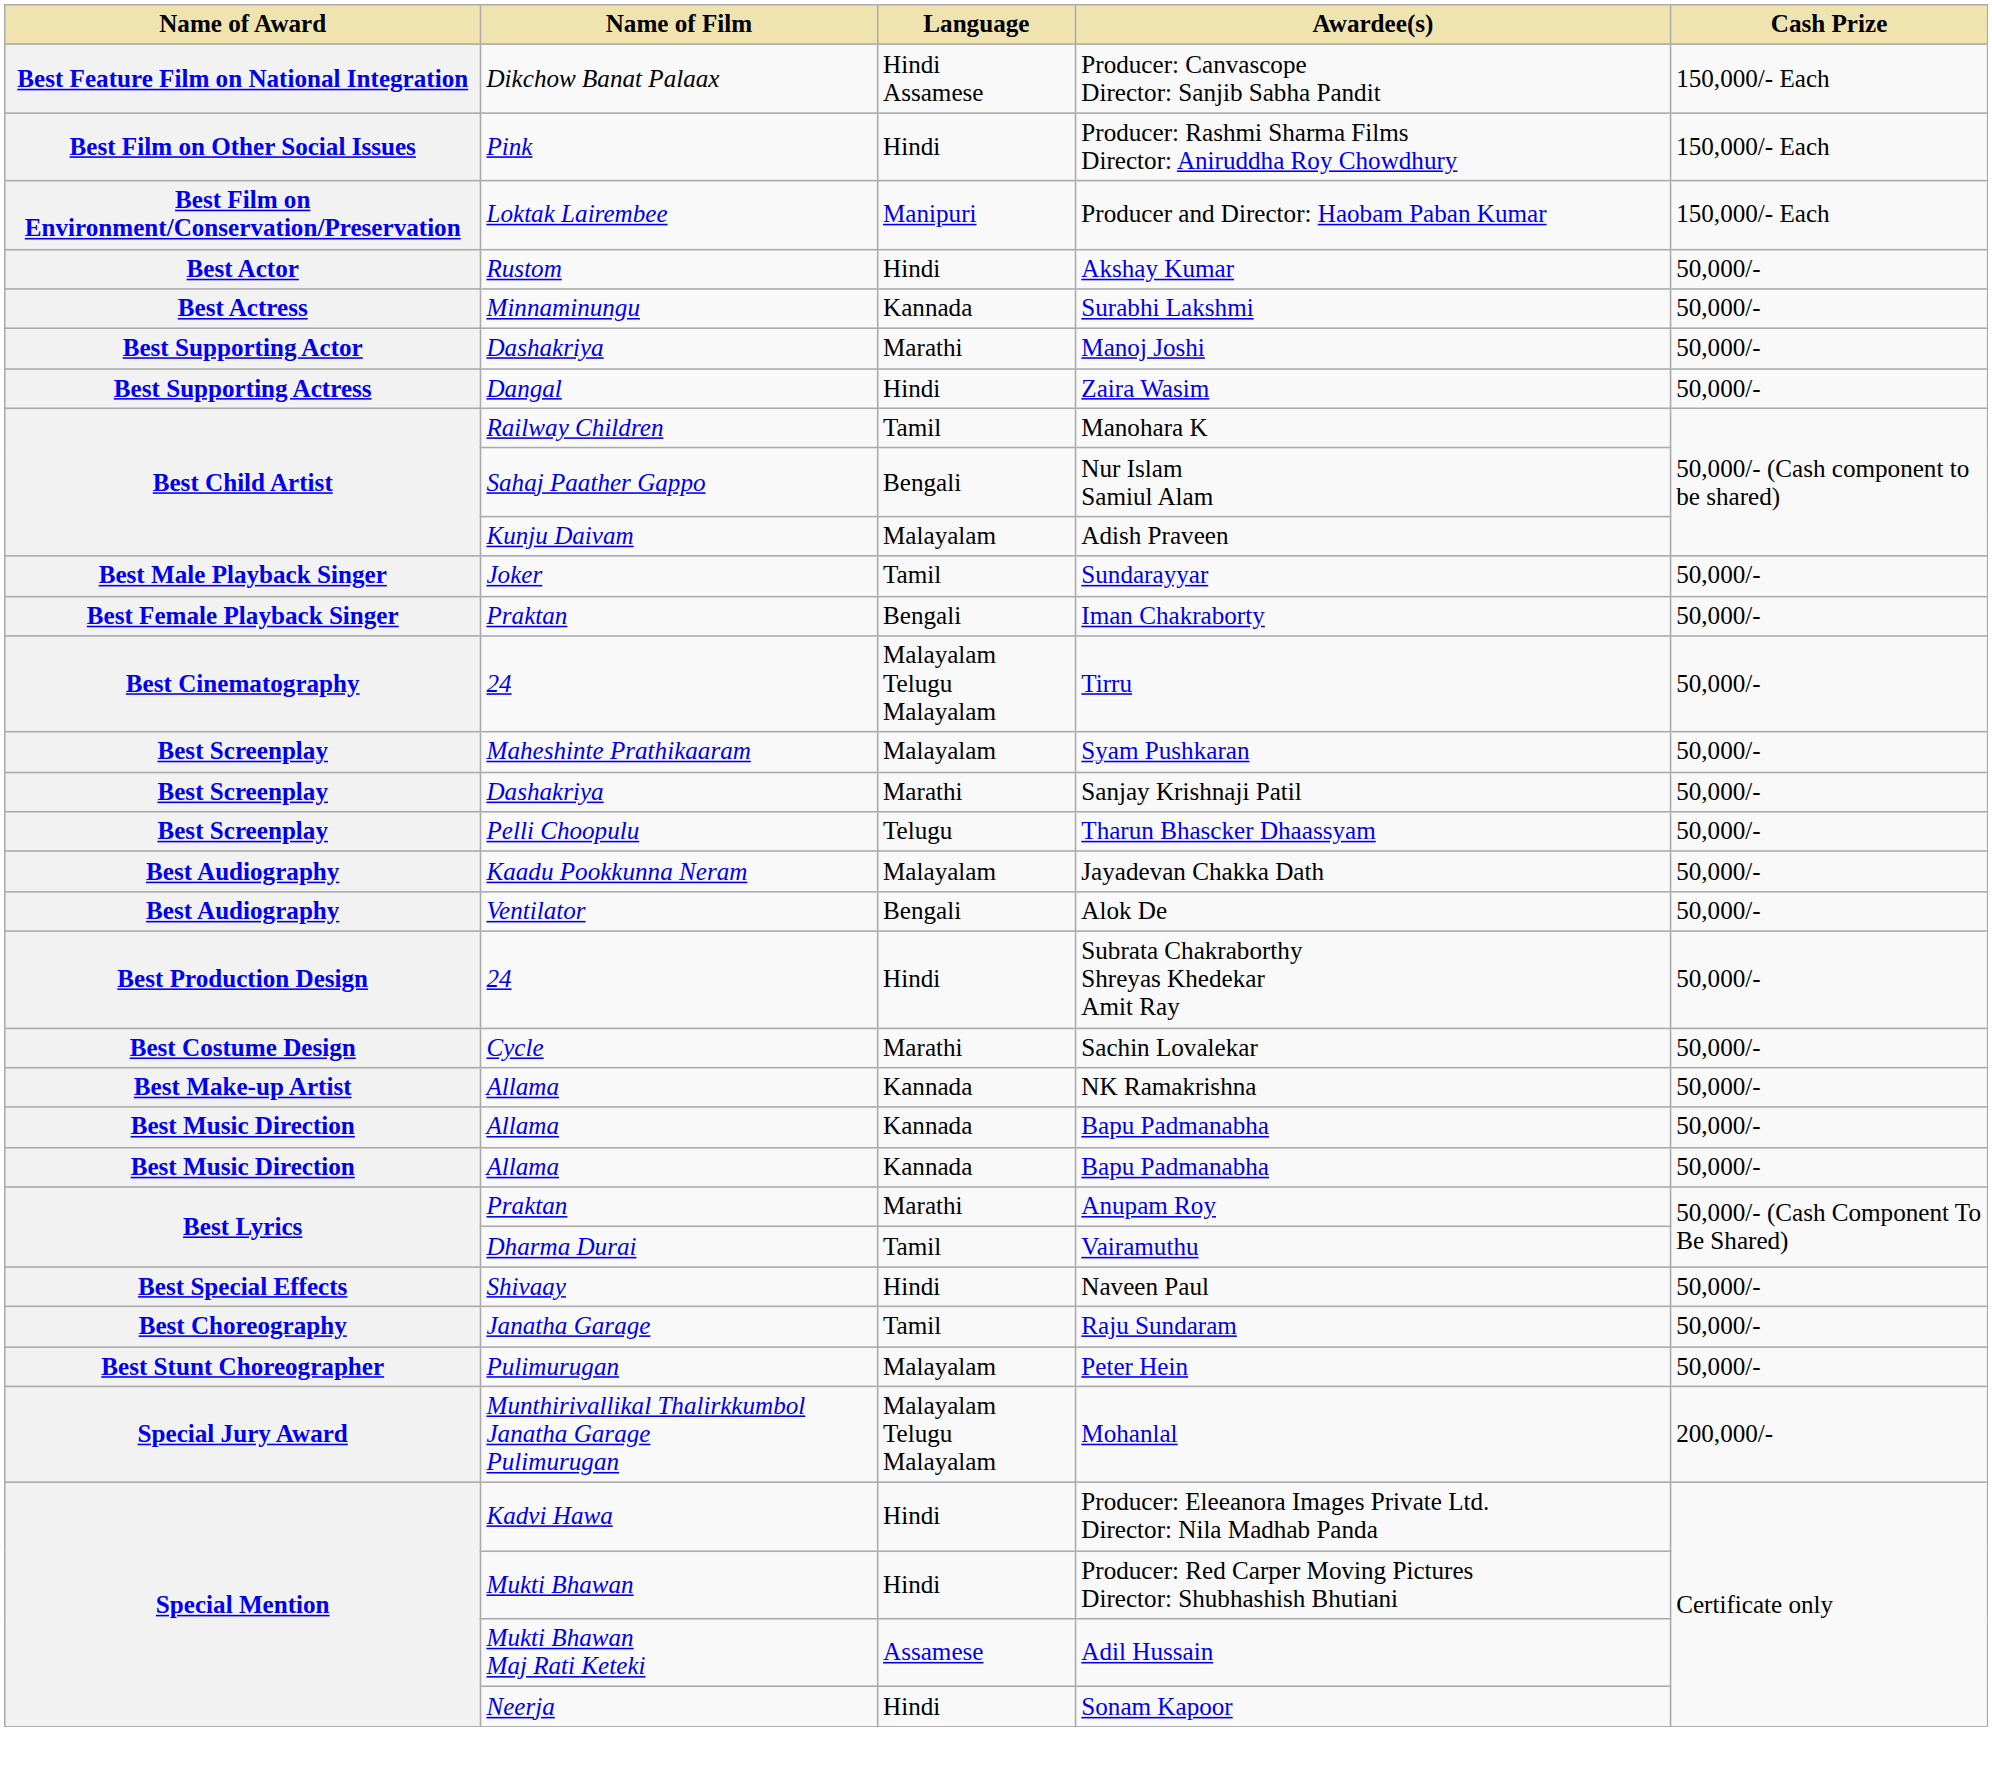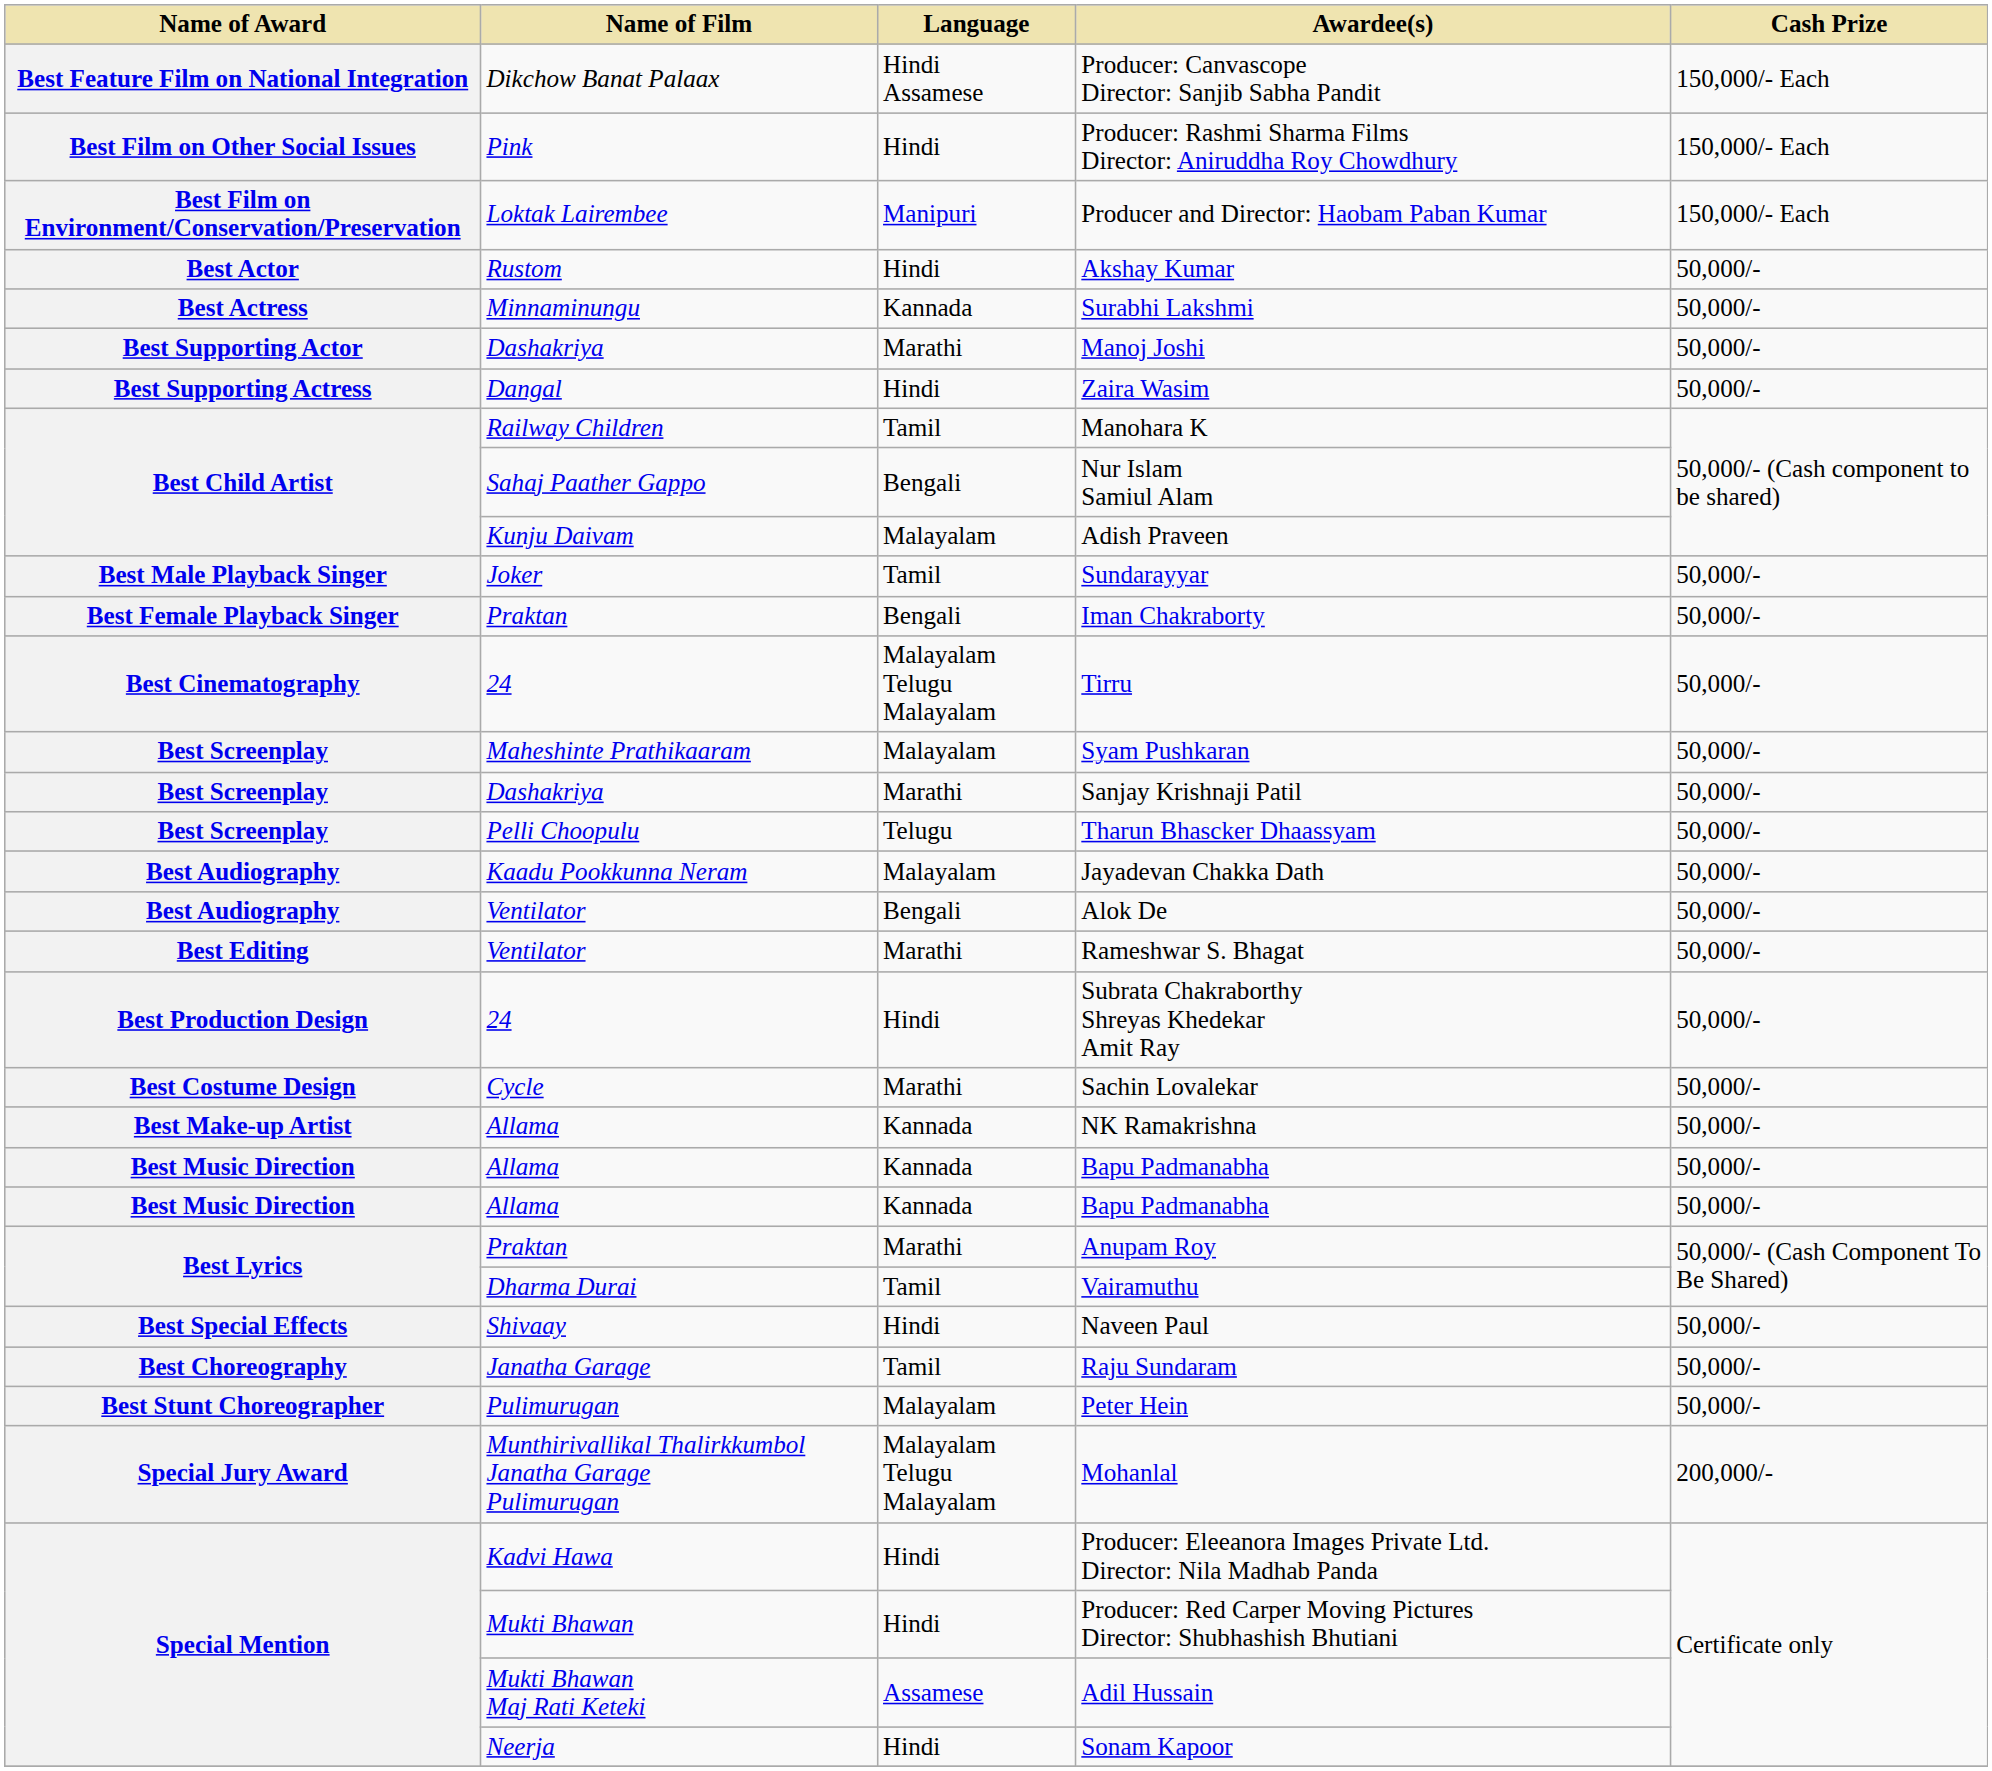+ row: (536, 950)
